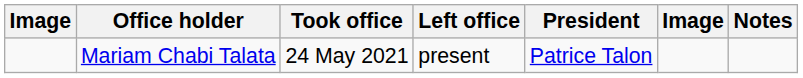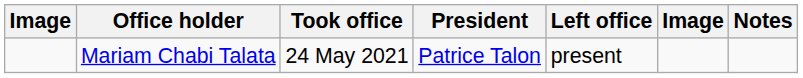columns swapped: (469, 21) <-> (591, 21)
